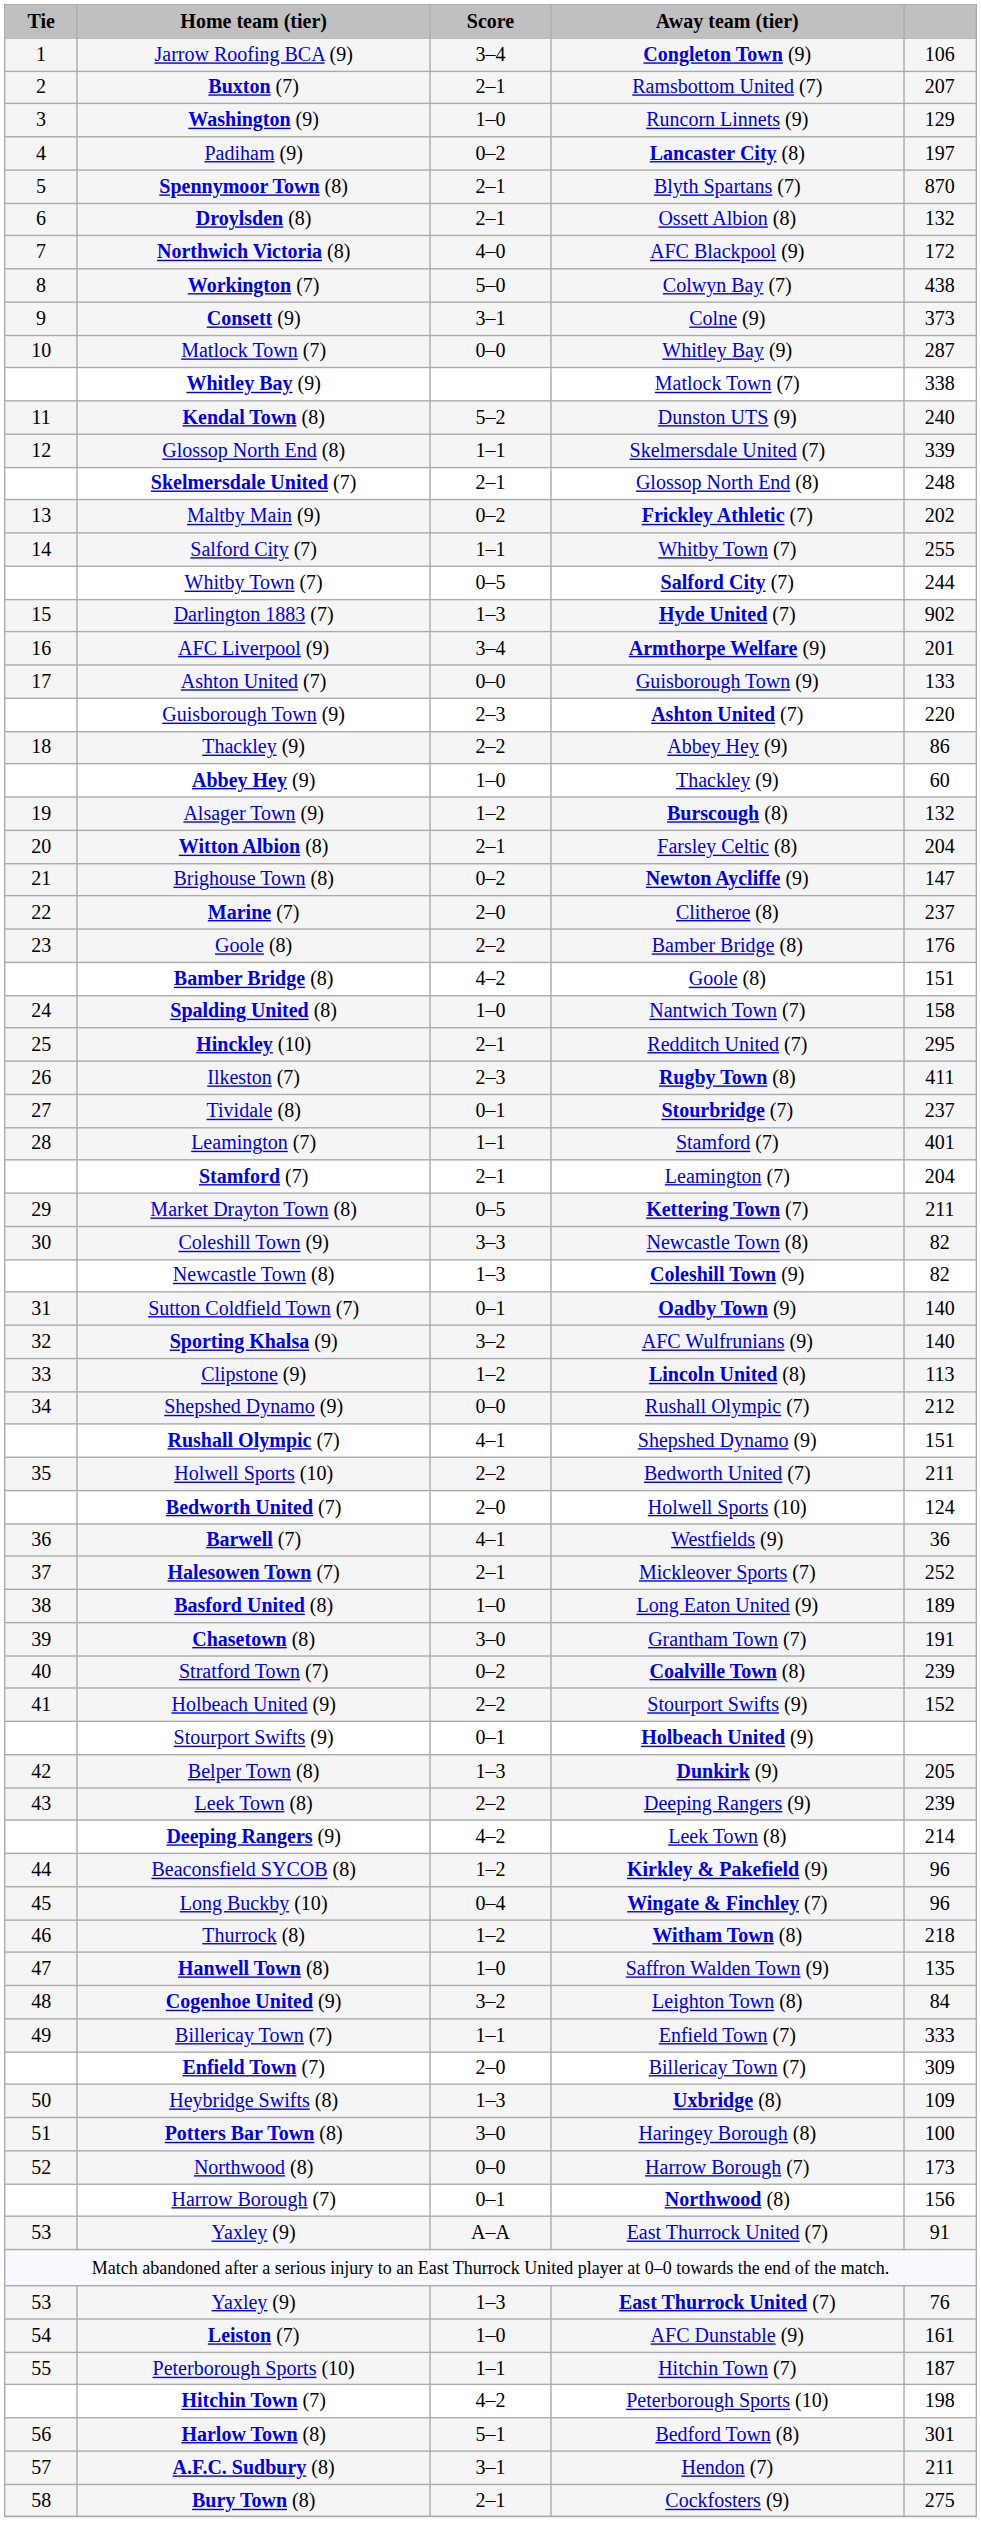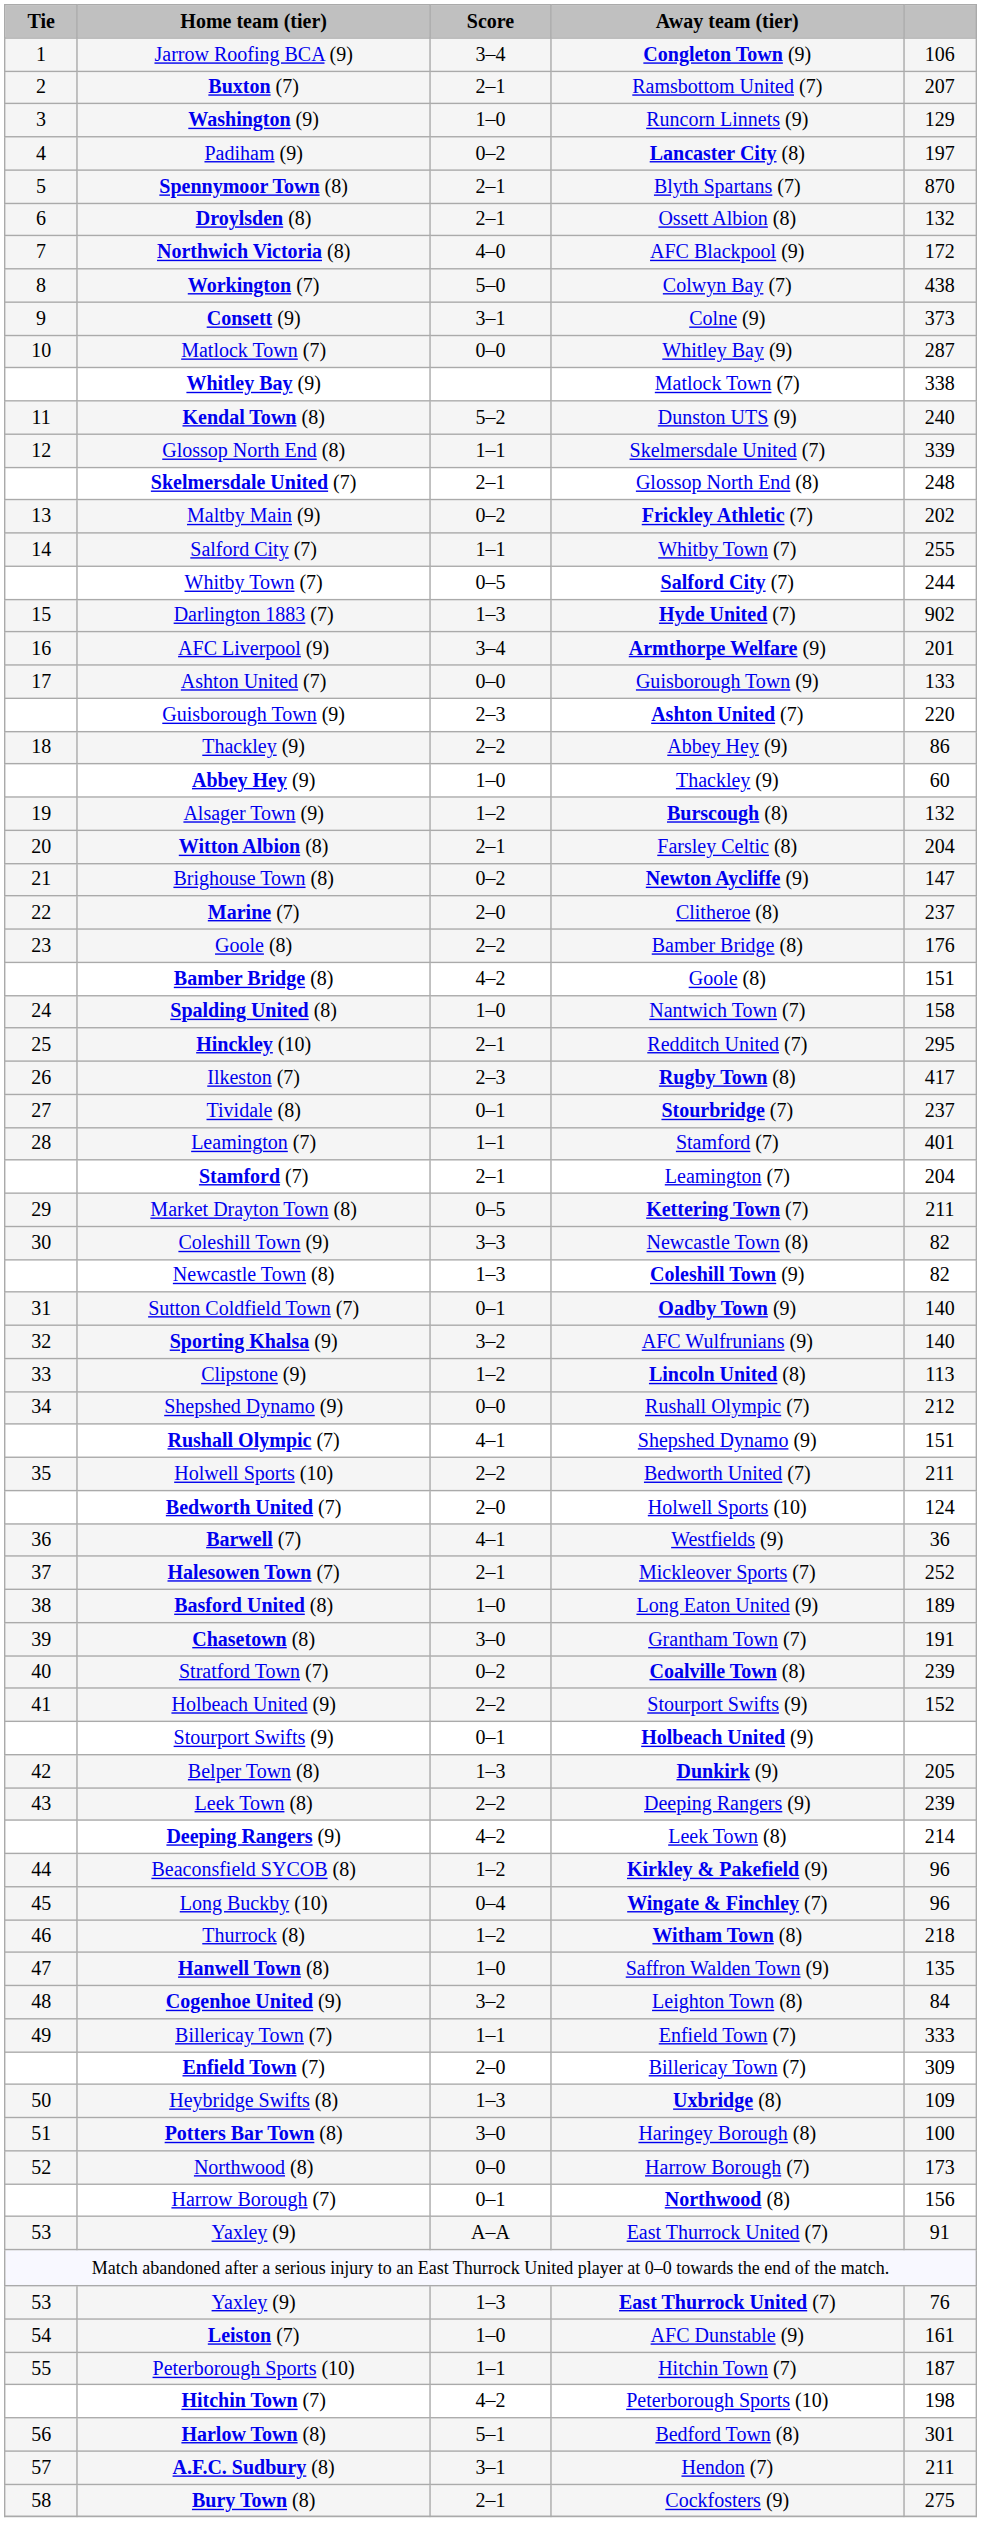(940, 1077) 411 -> (940, 1077) 417
